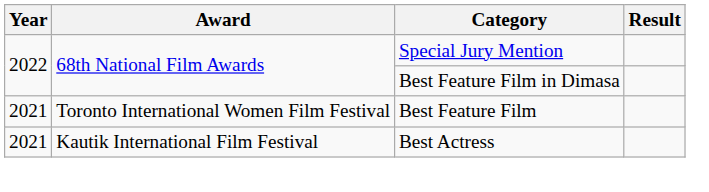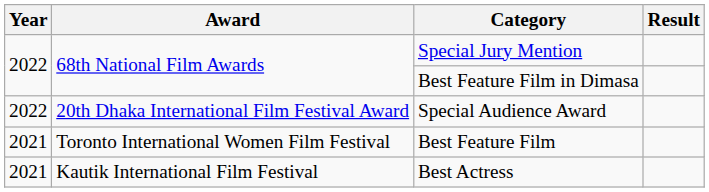+ row: (512, 111)
